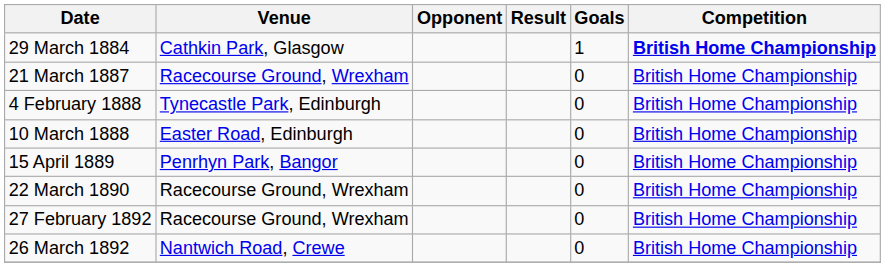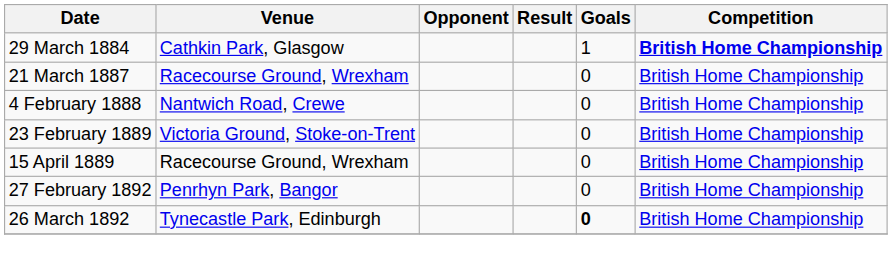(270, 104) Tynecastle Park, Edinburgh -> (252, 104) Nantwich Road, Crewe
- row: (69, 133)
+ row: (80, 133)
(249, 162) Penrhyn Park, Bangor -> (284, 162) Racecourse Ground, Wrexham
- row: (69, 190)
(284, 219) Racecourse Ground, Wrexham -> (249, 190) Penrhyn Park, Bangor
(252, 248) Nantwich Road, Crewe -> (270, 219) Tynecastle Park, Edinburgh
(579, 248) normal -> (586, 219) bold
